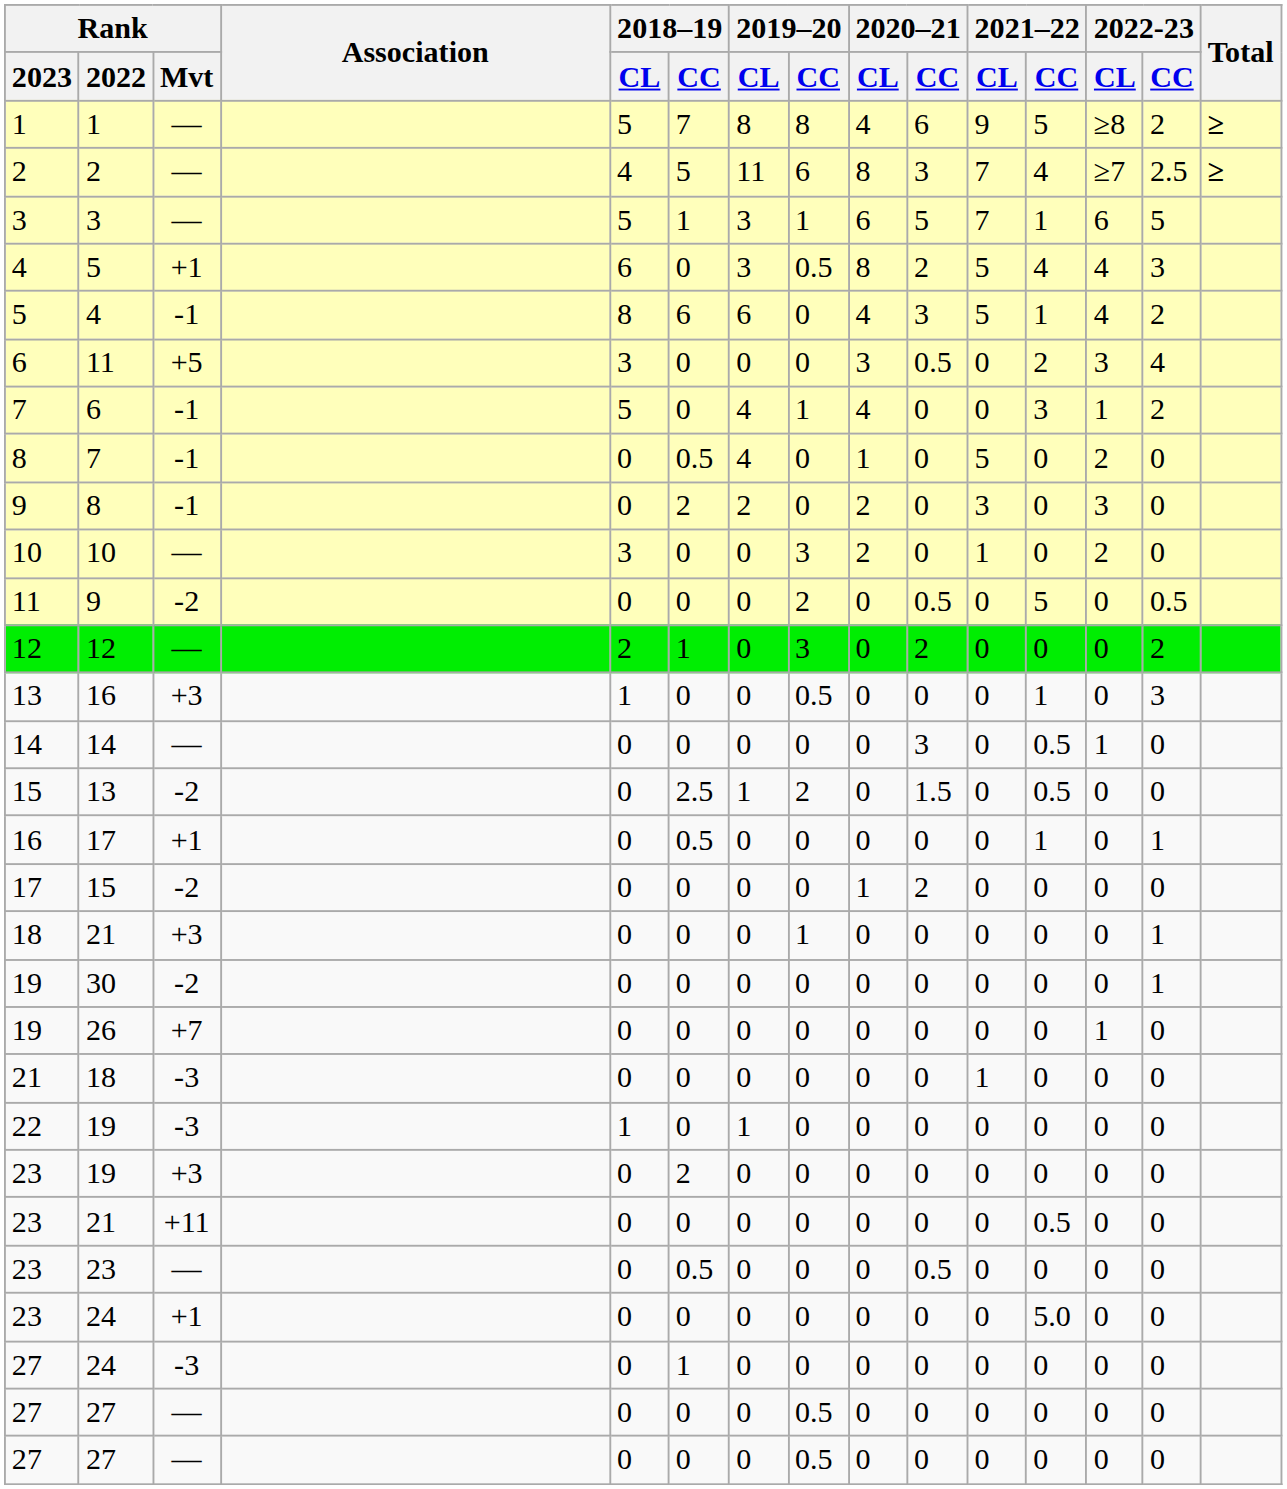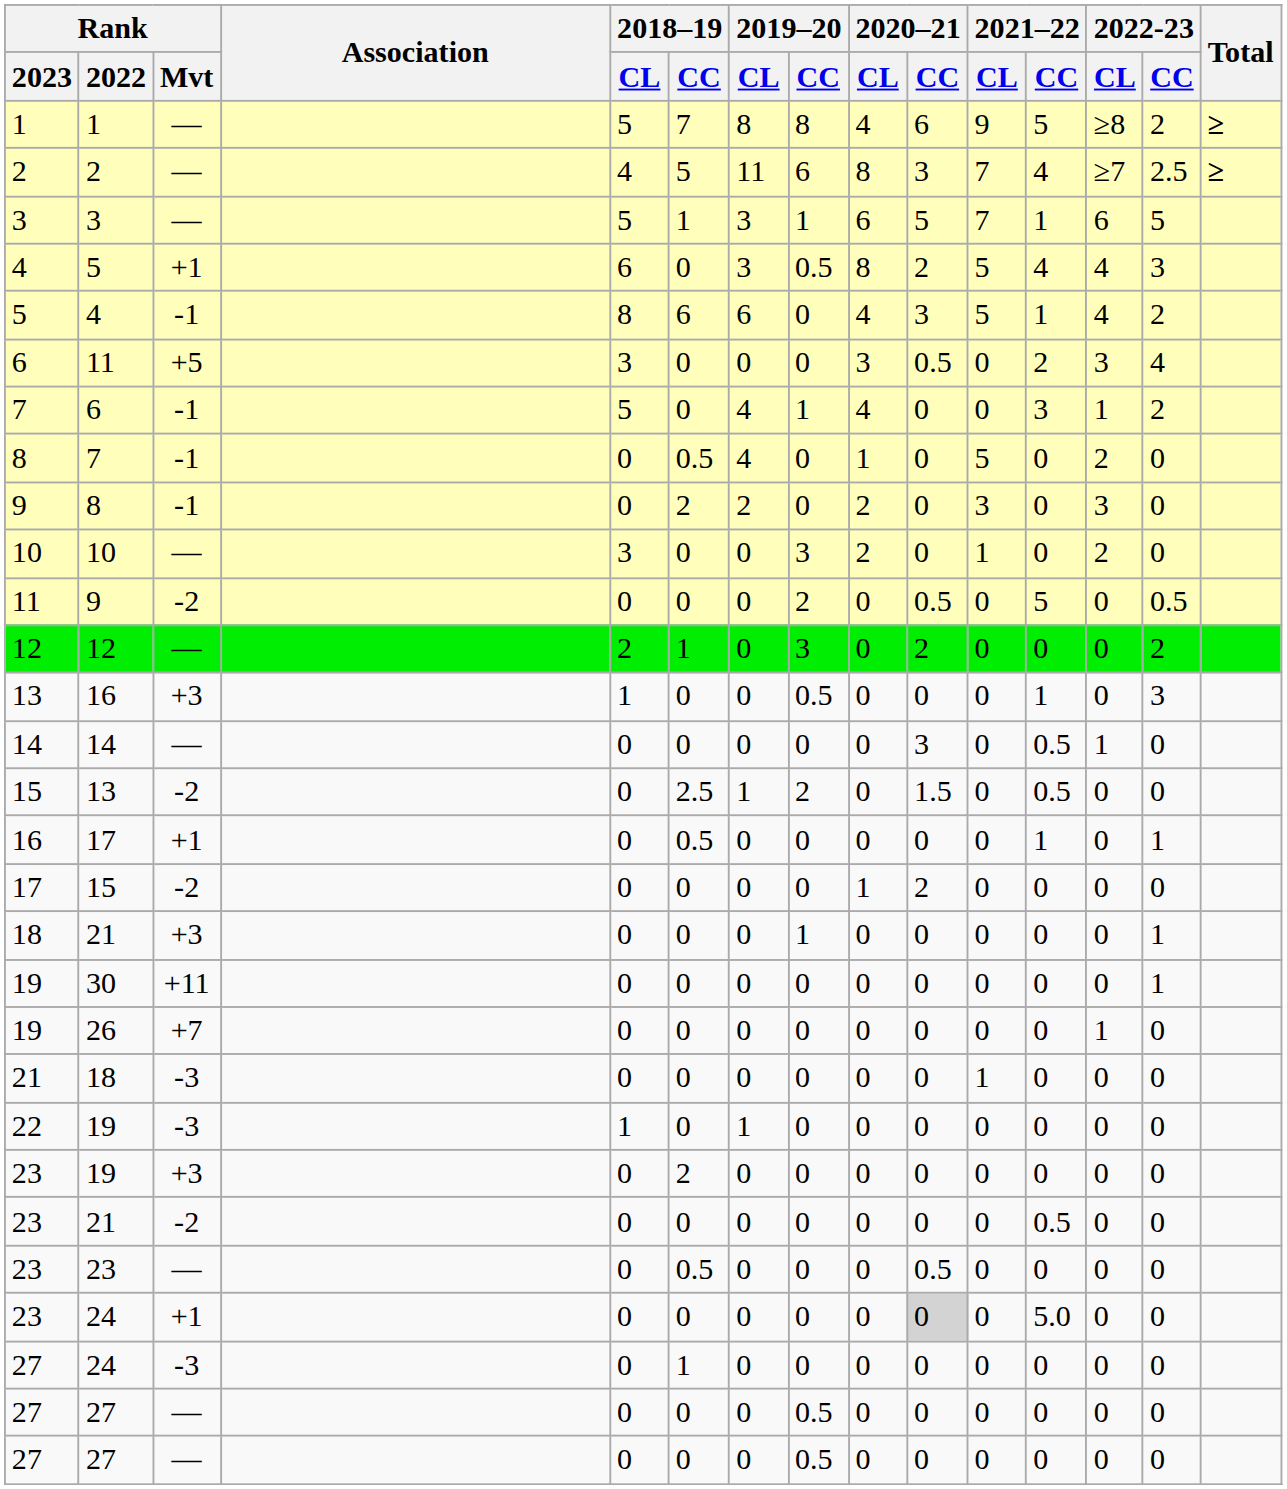(187, 982) -2 -> (187, 982) +11
(187, 1220) +11 -> (187, 1220) -2
(922, 1316) no background -> (922, 1316) lightgrey background
